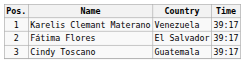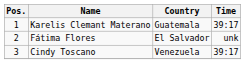(177, 25) Venezuela -> (177, 25) Guatemala
(226, 38) 39:17 -> (231, 38) unk
(177, 52) Guatemala -> (177, 52) Venezuela
